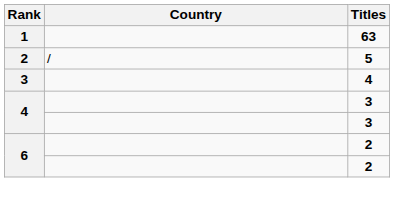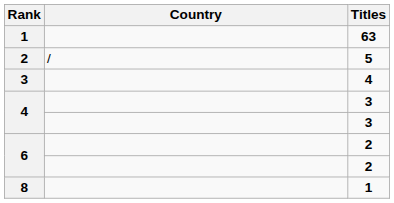+ row: (24, 187)
